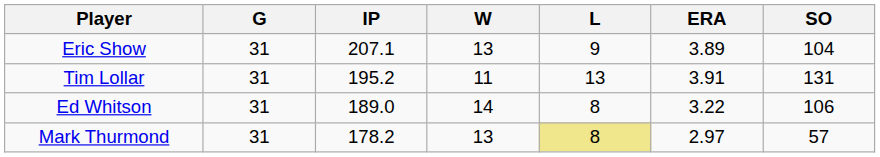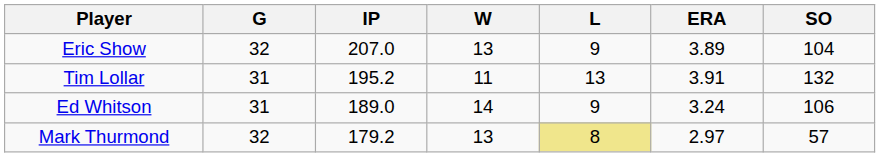(259, 48) 31 -> (259, 48) 32
(371, 48) 207.1 -> (371, 48) 207.0
(819, 78) 131 -> (819, 78) 132
(595, 107) 8 -> (595, 107) 9
(707, 107) 3.22 -> (707, 107) 3.24
(259, 136) 31 -> (259, 136) 32
(371, 136) 178.2 -> (371, 136) 179.2
